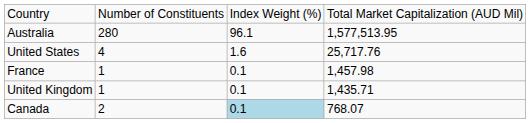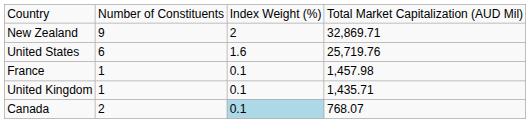- row: (30, 33)
+ row: (42, 33)
(101, 52) 4 -> (101, 52) 6
(354, 52) 25,717.76 -> (354, 52) 25,719.76
